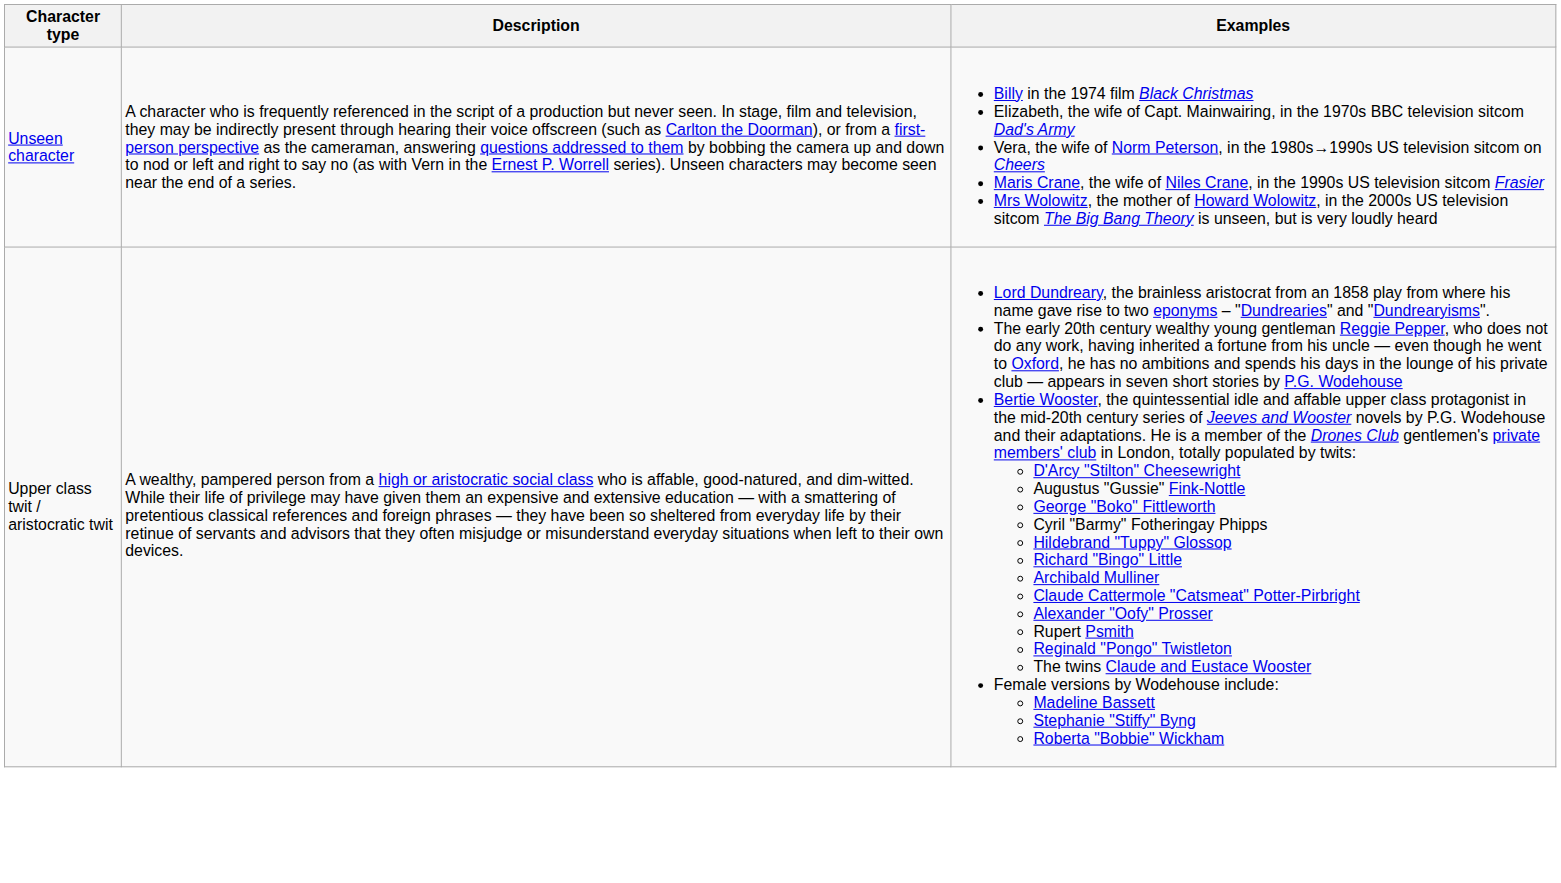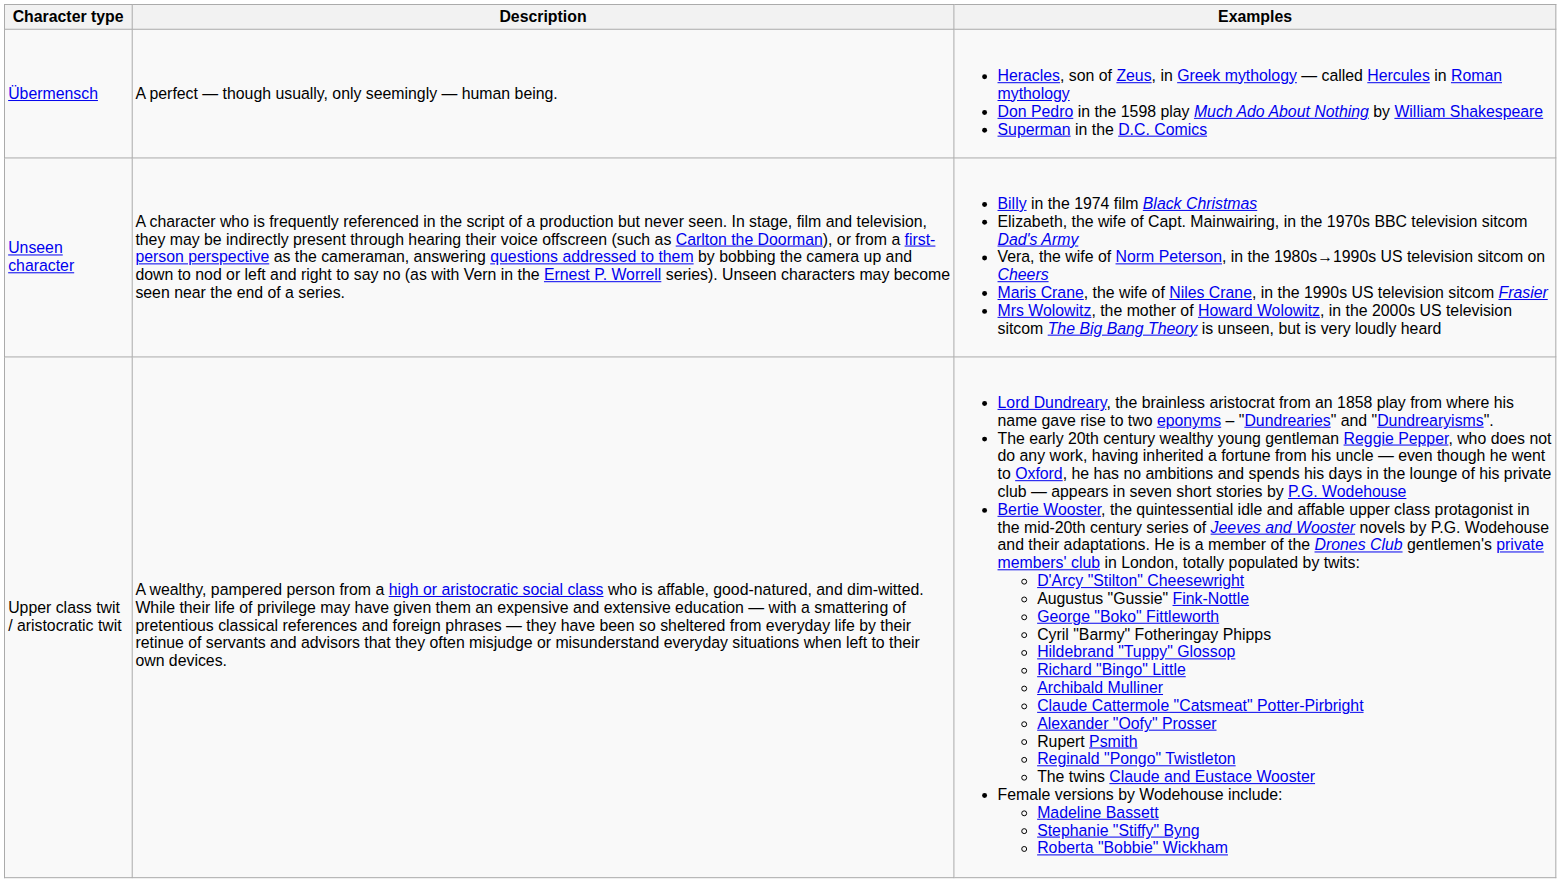+ row: (53, 93)
